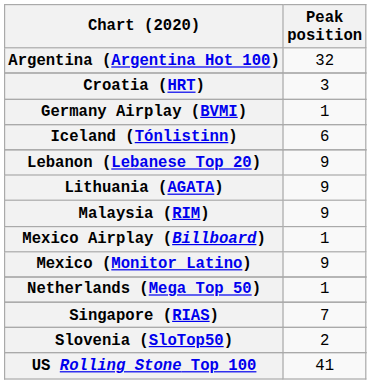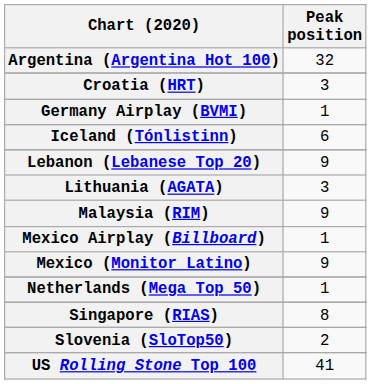(325, 188) 9 -> (325, 188) 3
(325, 315) 7 -> (325, 315) 8
